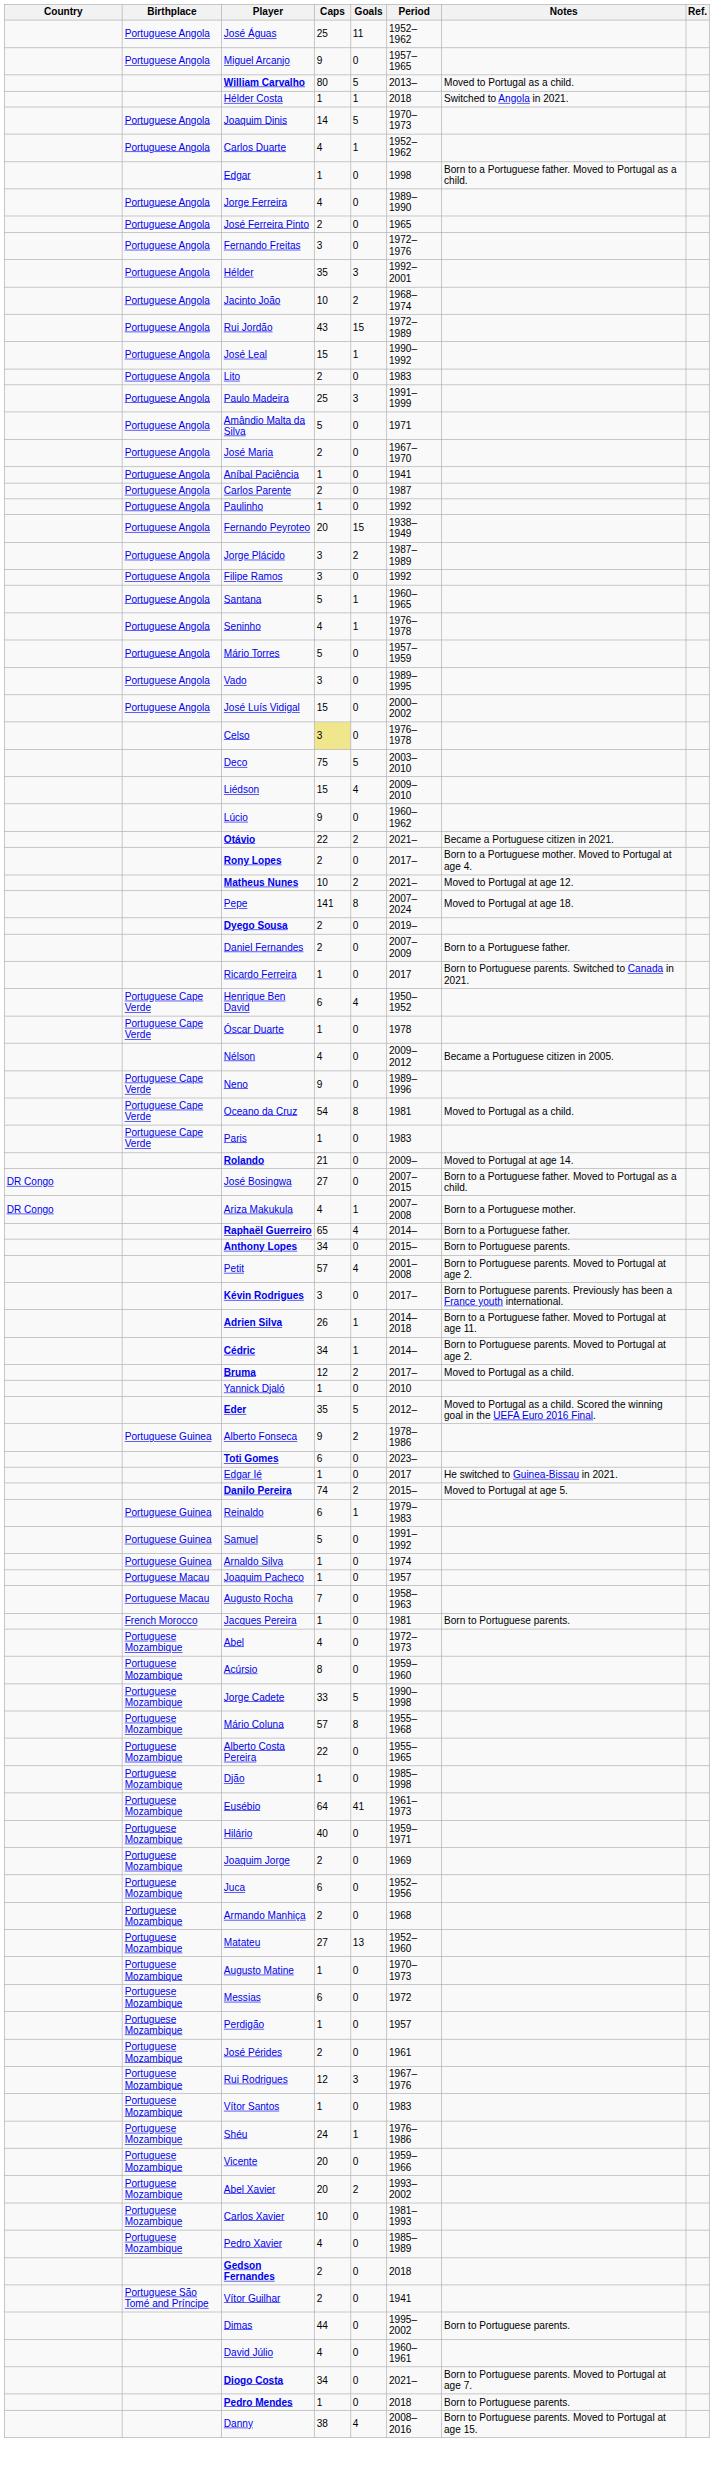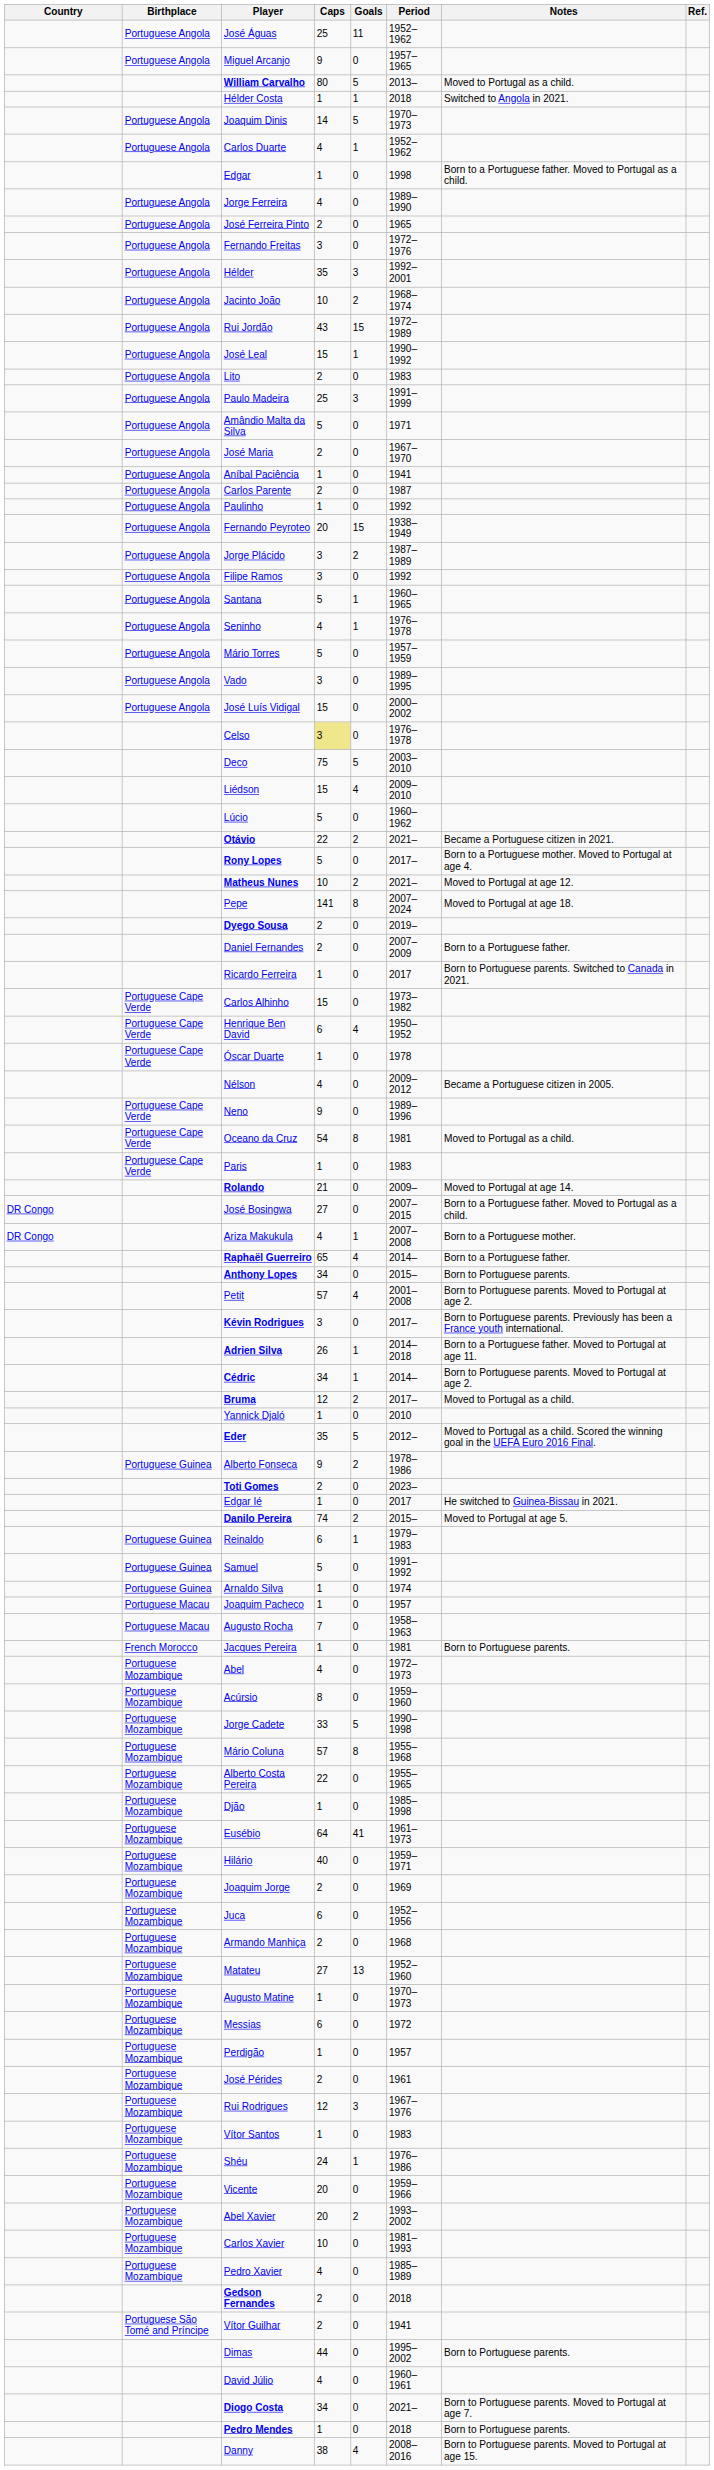(319, 817) 9 -> (319, 817) 5
(319, 861) 2 -> (319, 861) 5
+ row: (256, 1002)
(319, 1459) 6 -> (319, 1486) 2
